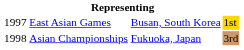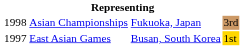rows swapped: (70, 22) <-> (79, 38)
